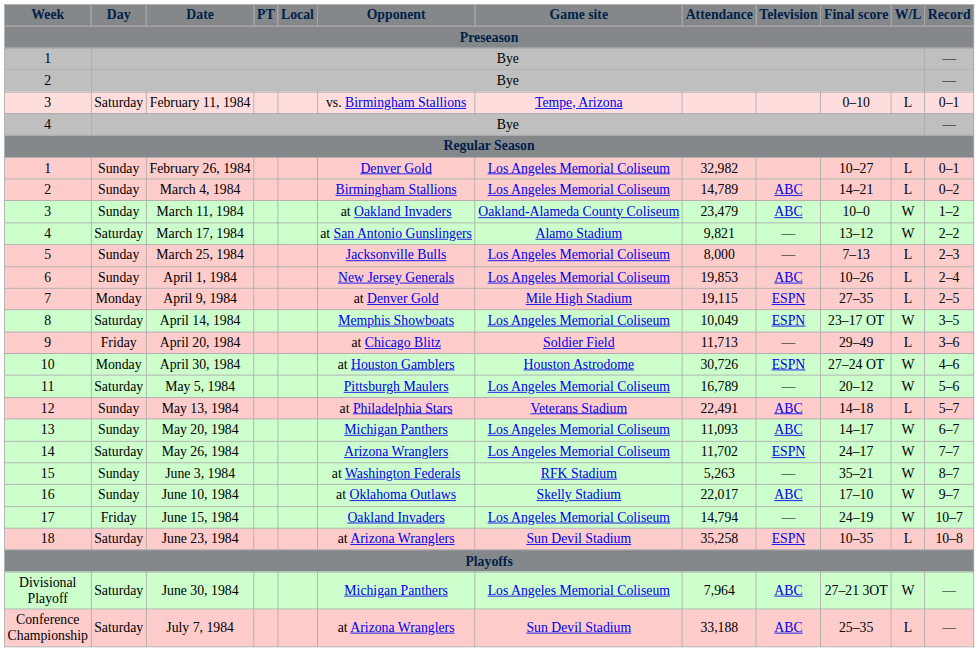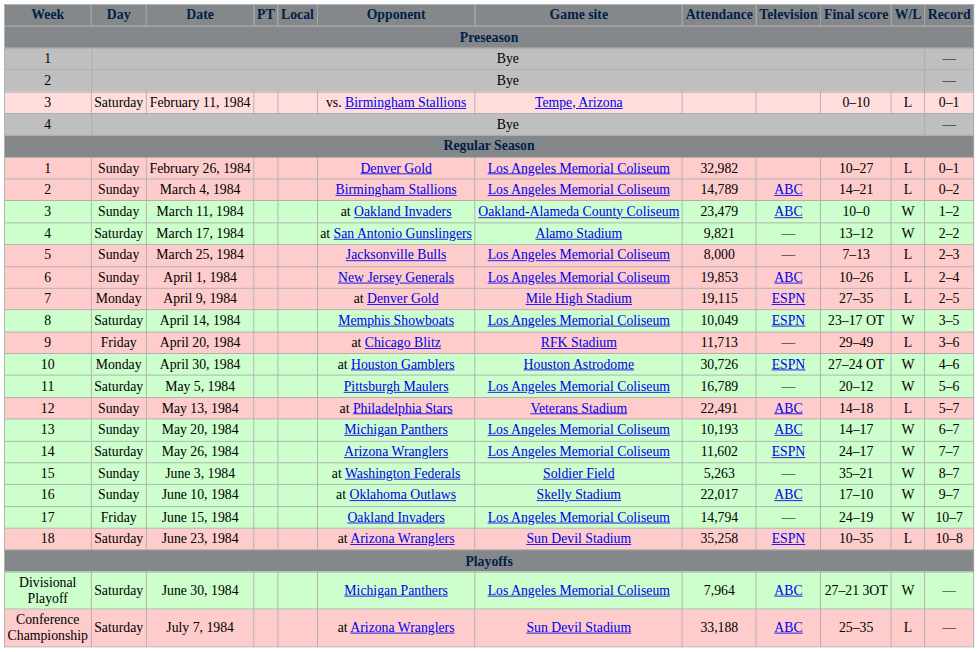(579, 342) Soldier Field -> (579, 342) RFK Stadium
(719, 430) 11,093 -> (719, 430) 10,193
(719, 451) 11,702 -> (719, 451) 11,602
(579, 473) RFK Stadium -> (579, 473) Soldier Field
